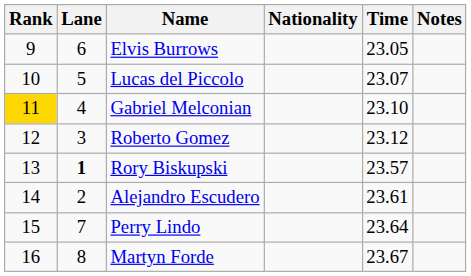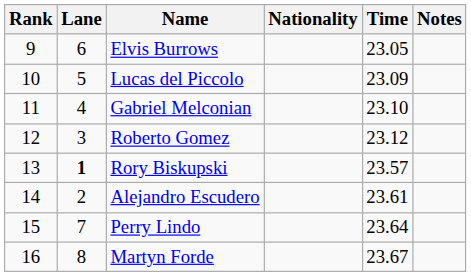(387, 78) 23.07 -> (387, 78) 23.09
(31, 108) gold background -> (31, 108) no background
